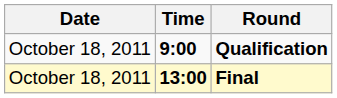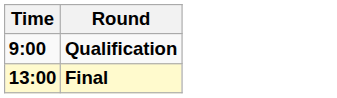- column: (80, 19)
